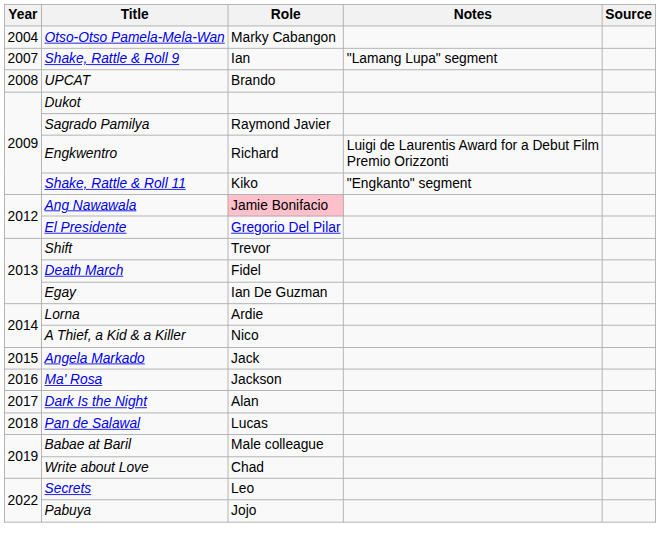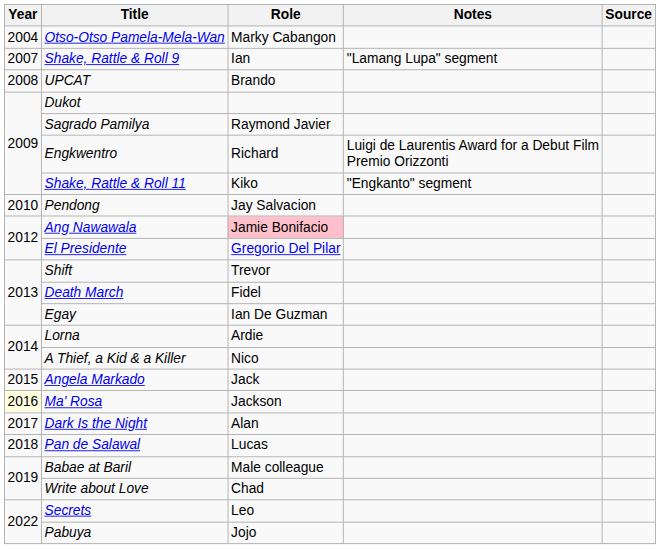+ row: (72, 205)
(23, 380) no background -> (23, 401) lightyellow background
